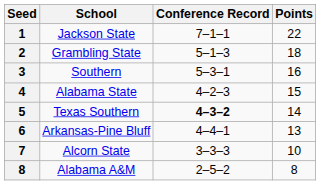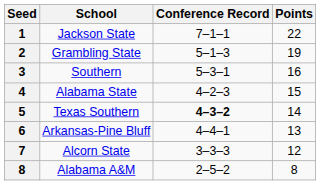(294, 53) 18 -> (294, 53) 19
(294, 151) 10 -> (294, 151) 12
